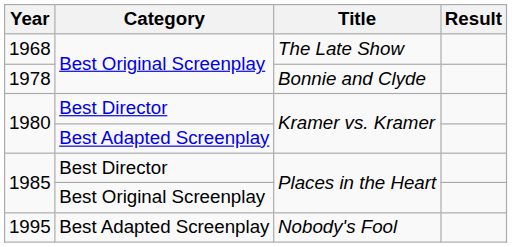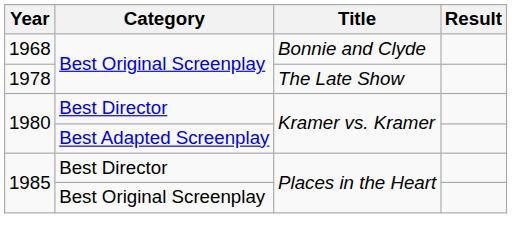(341, 49) The Late Show -> (352, 49) Bonnie and Clyde
(352, 78) Bonnie and Clyde -> (341, 78) The Late Show
- row: (30, 227)
